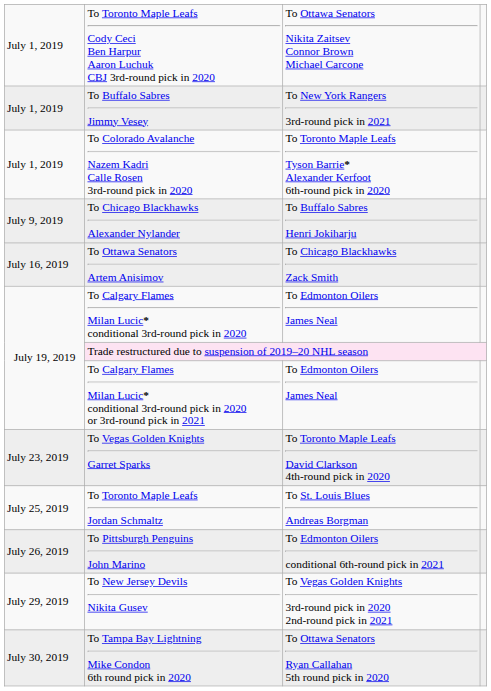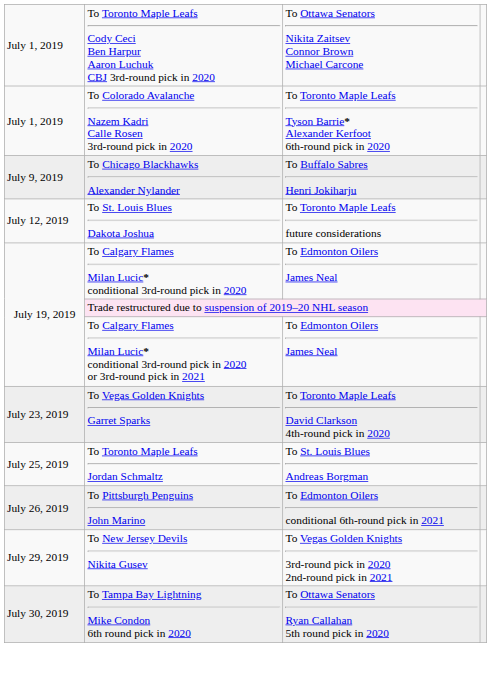- row: (184, 108)
+ row: (184, 220)
- row: (184, 264)
